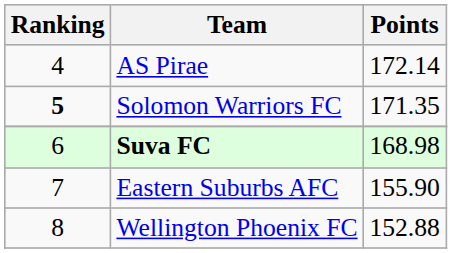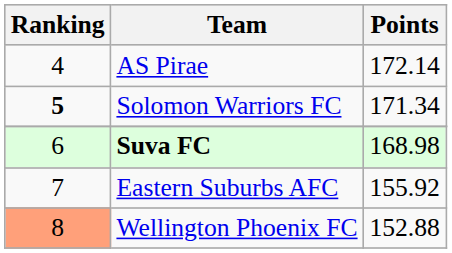(405, 106) 171.35 -> (405, 106) 171.34
(405, 187) 155.90 -> (405, 187) 155.92
(58, 227) no background -> (58, 227) lightsalmon background
